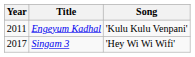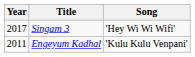rows swapped: (66, 28) <-> (50, 44)
